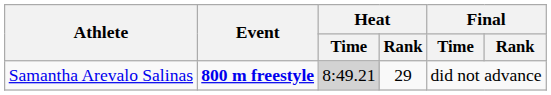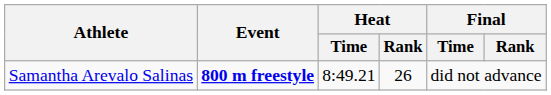(349, 75) lightgrey background -> (349, 75) no background
(403, 75) 29 -> (403, 75) 26
